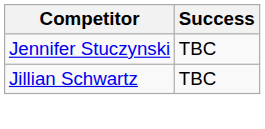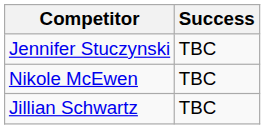+ row: (73, 78)
